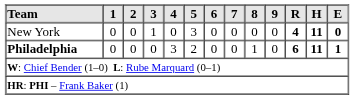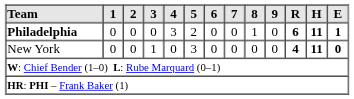rows swapped: (42, 49) <-> (34, 31)
